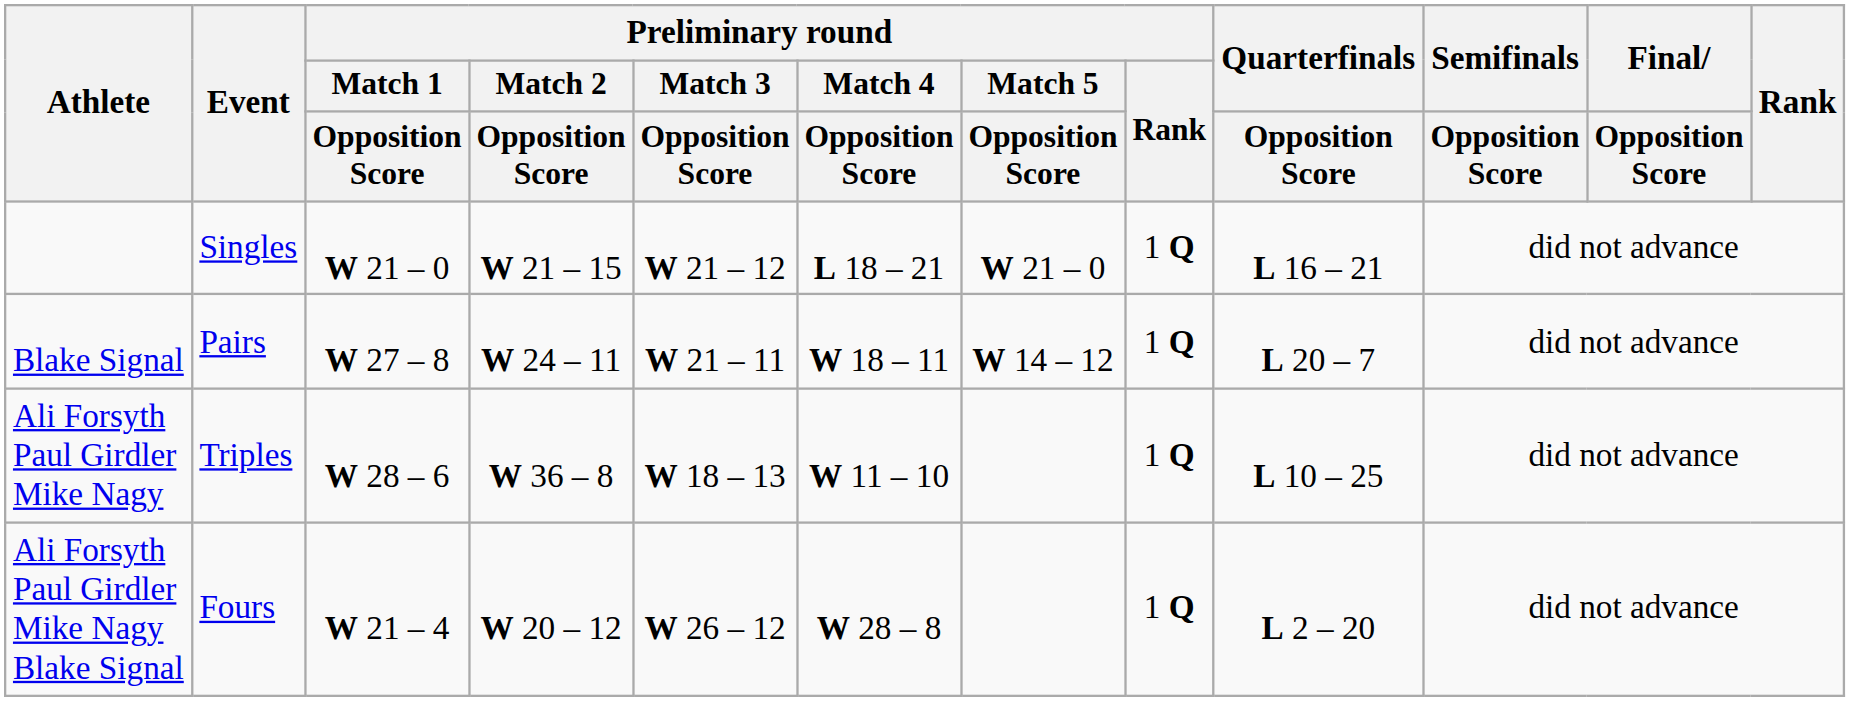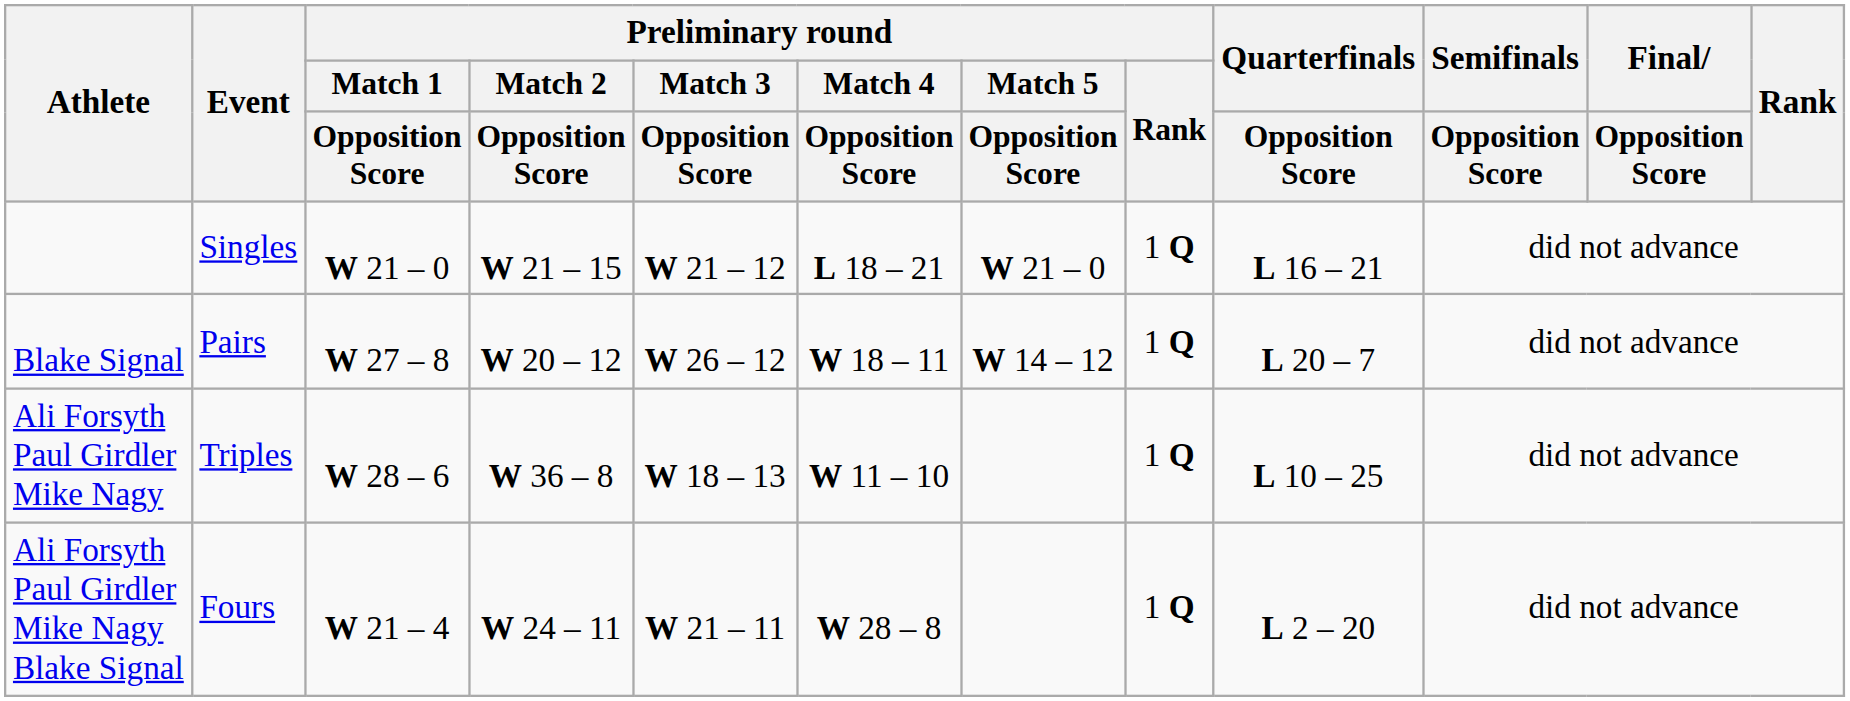(551, 361) W 24 – 11 -> (551, 361) W 20 – 12
(715, 361) W 21 – 11 -> (715, 361) W 26 – 12
(551, 628) W 20 – 12 -> (551, 628) W 24 – 11
(715, 628) W 26 – 12 -> (715, 628) W 21 – 11
